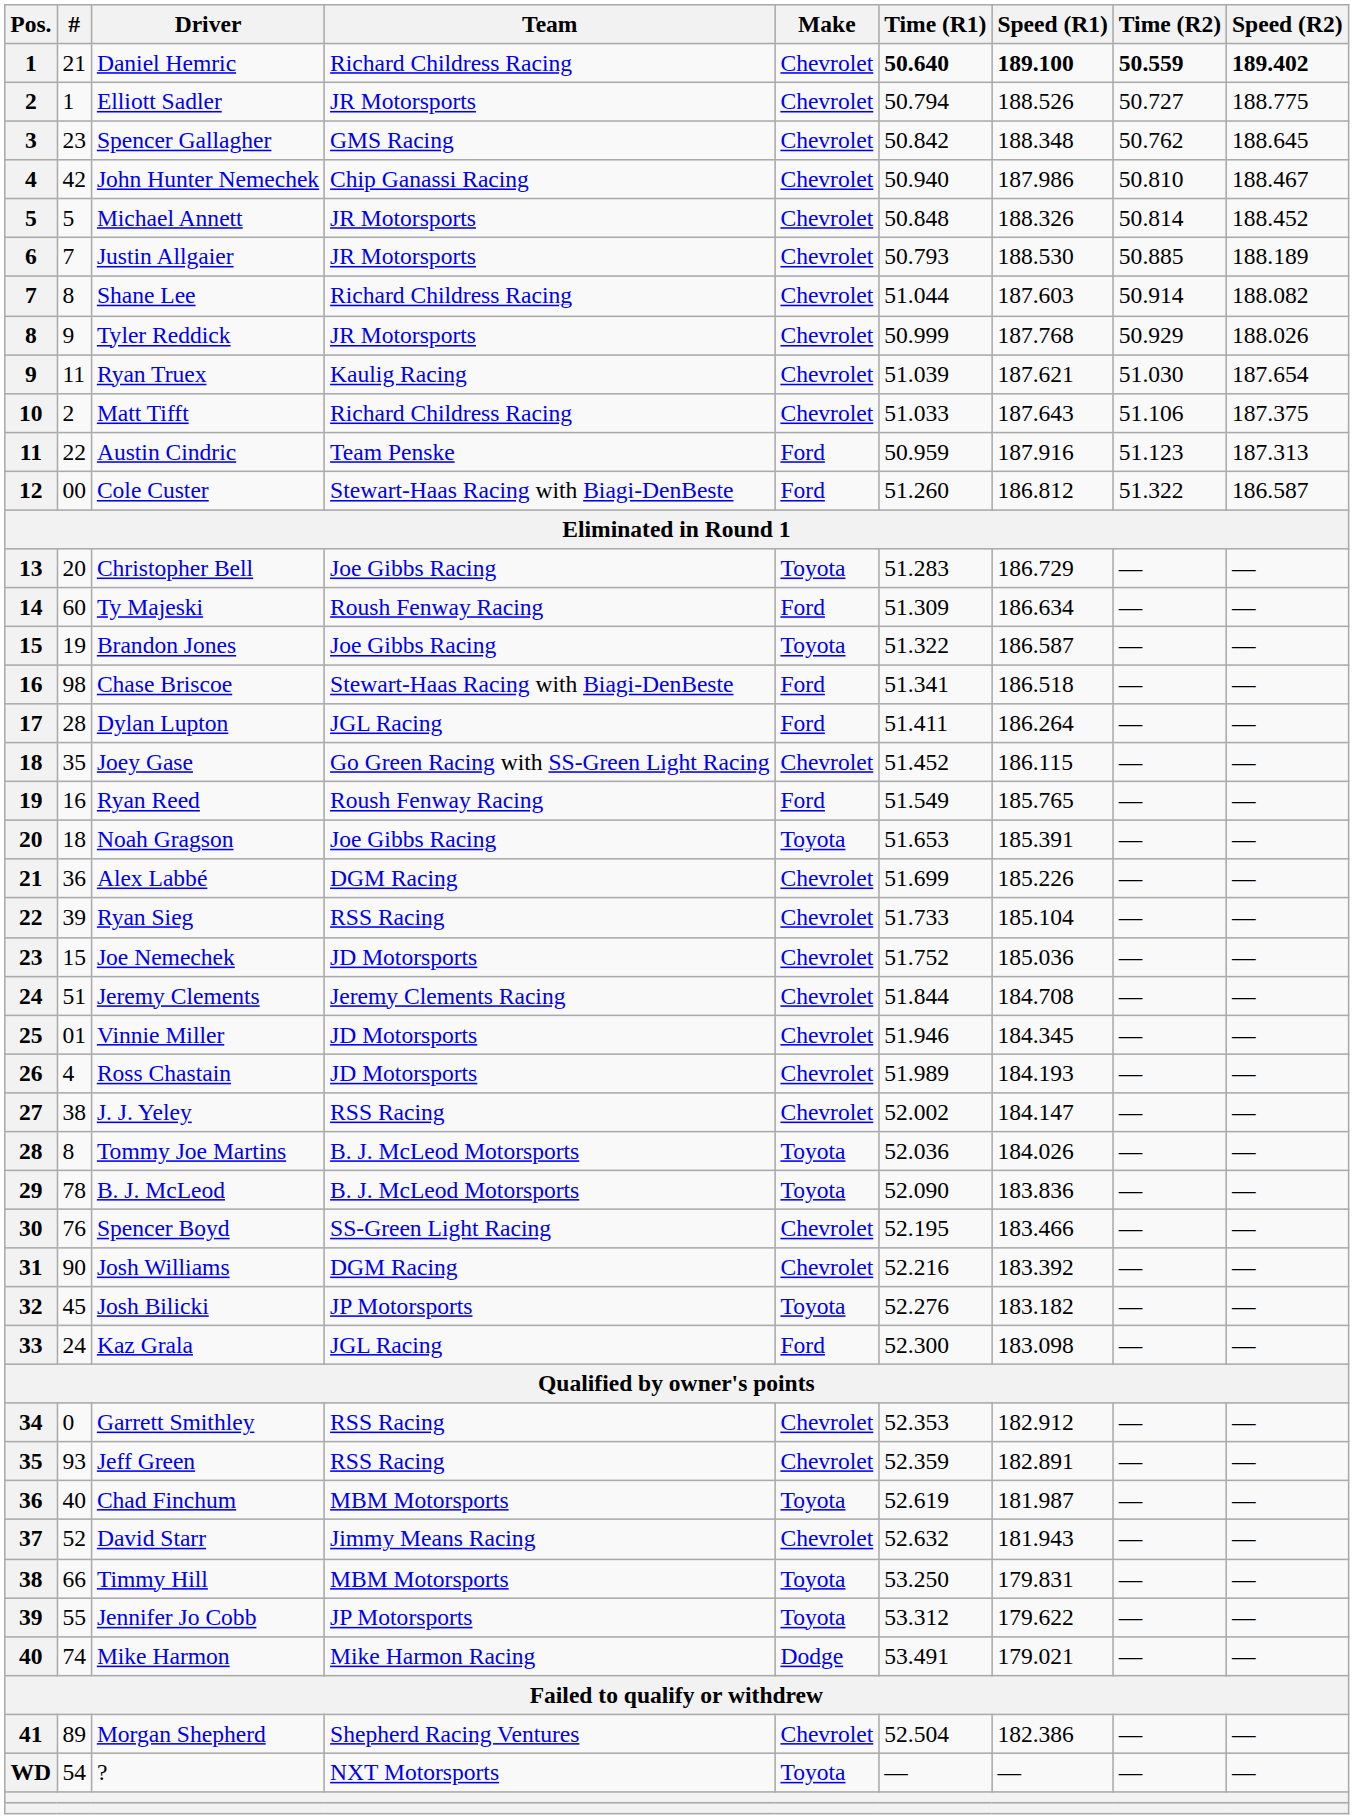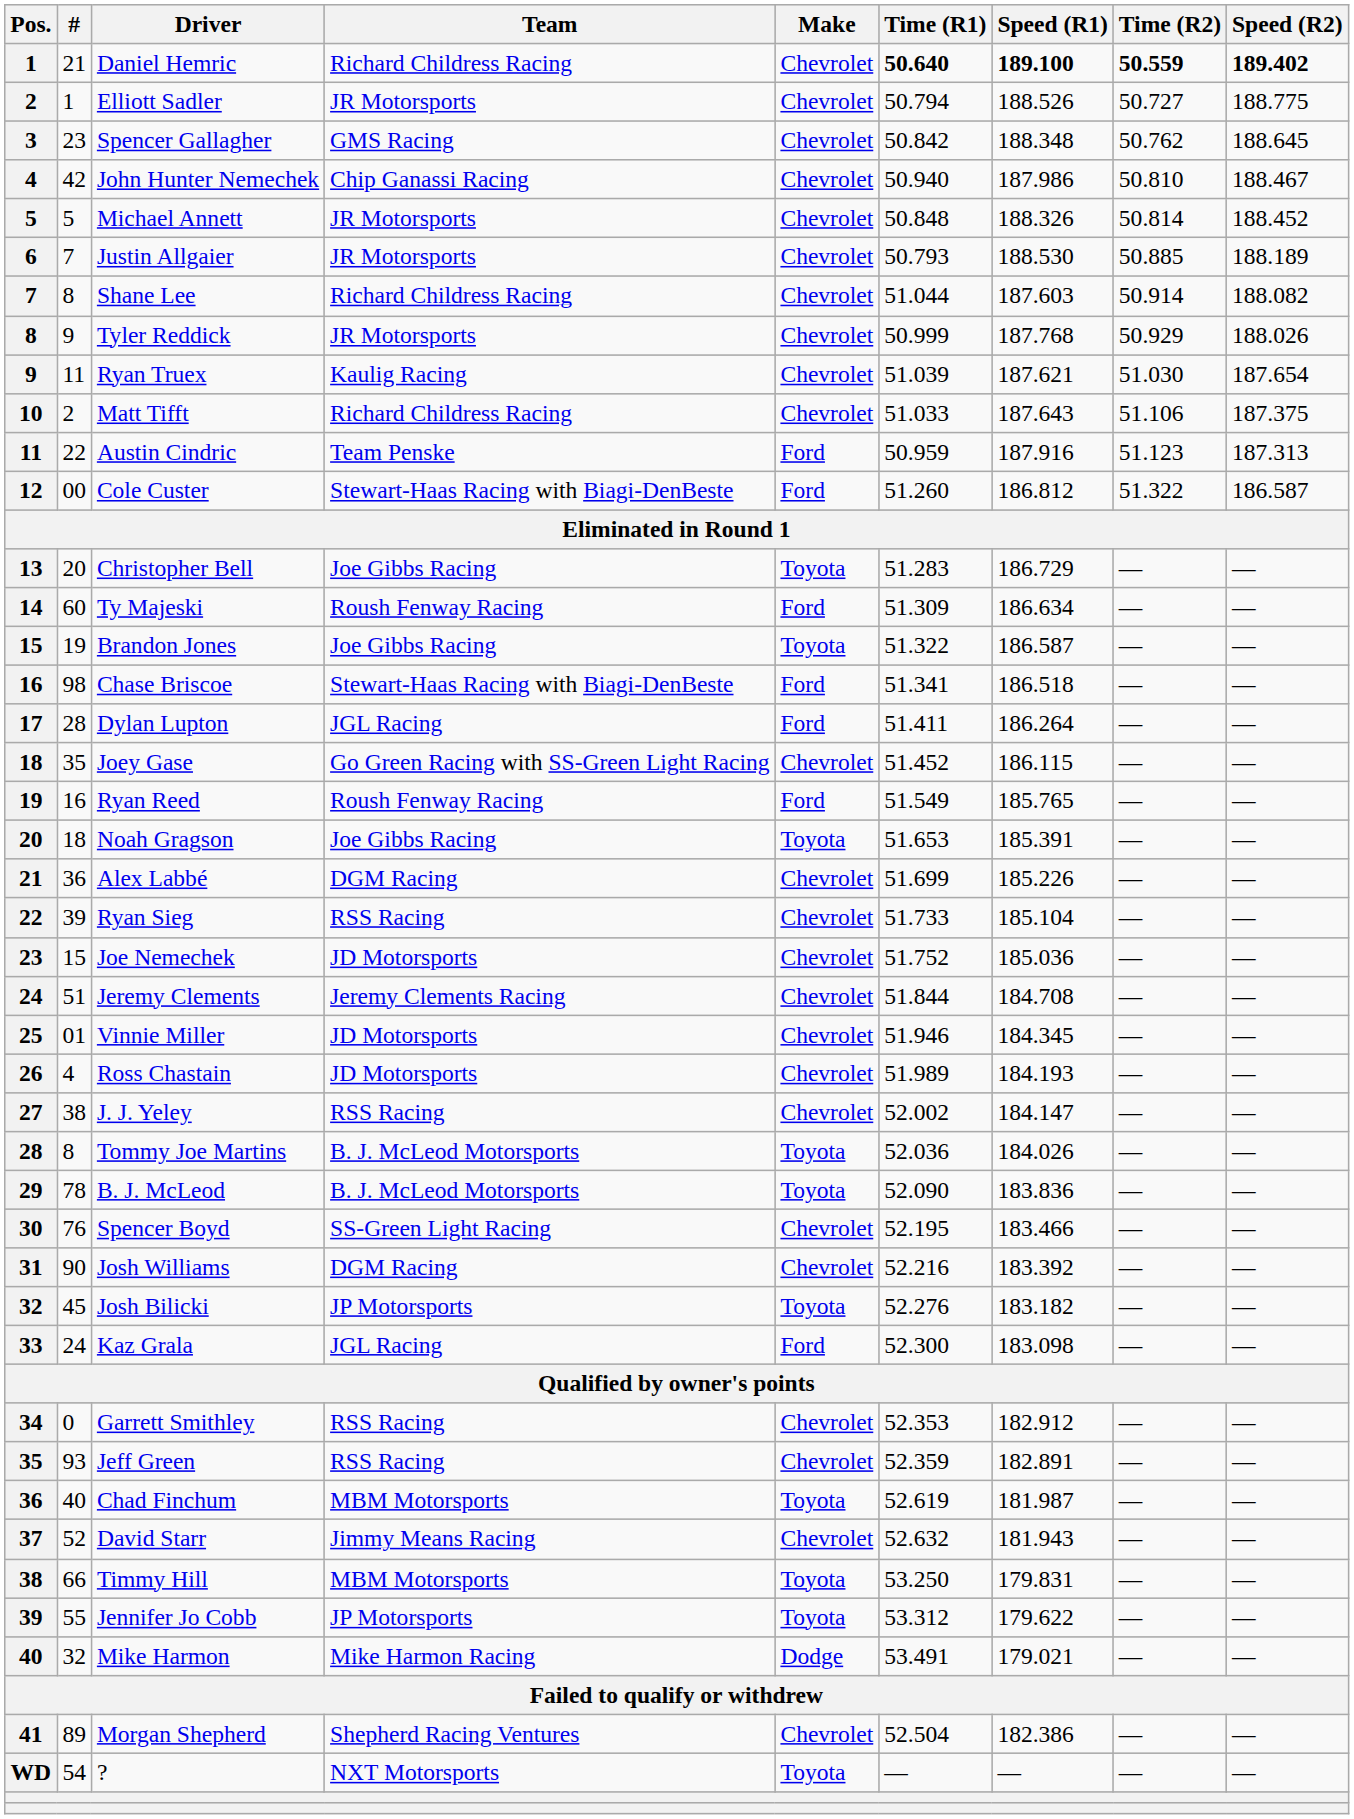(74, 1655) 74 -> (74, 1655) 32
